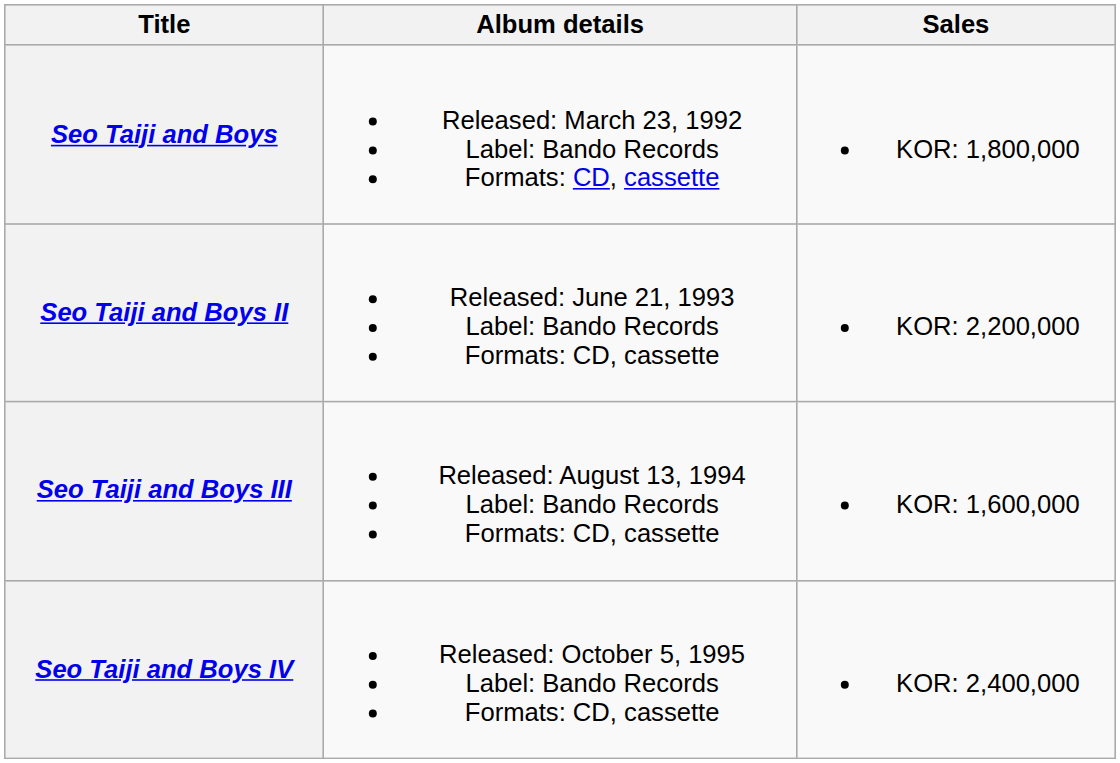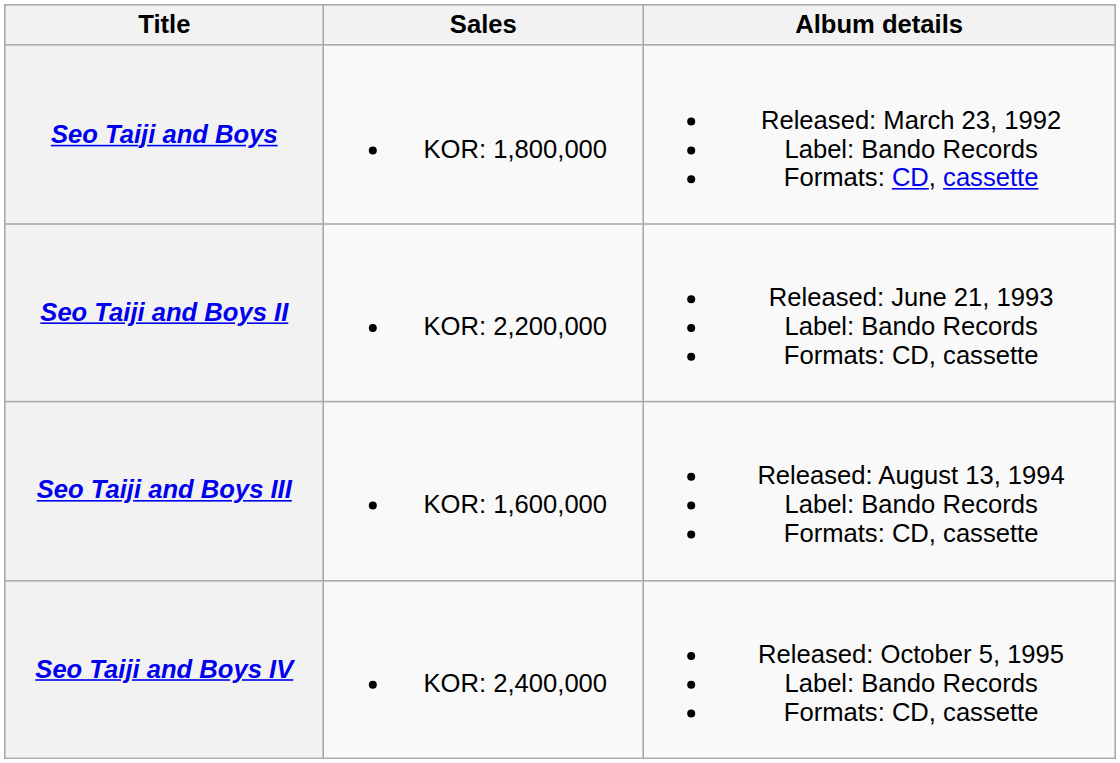columns swapped: (560, 24) <-> (956, 24)
